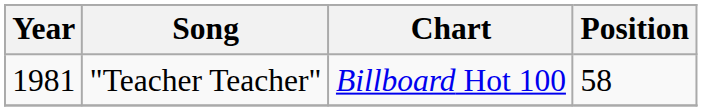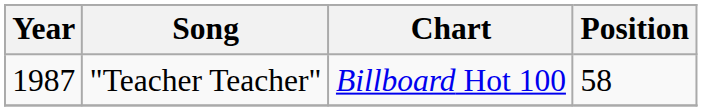(44, 79) 1981 -> (44, 79) 1987
